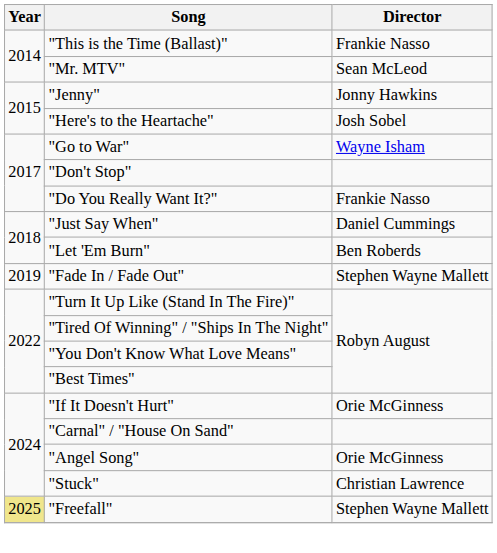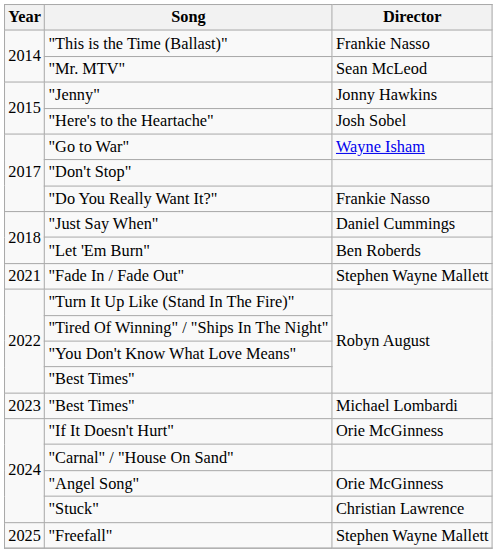(25, 276) 2019 -> (25, 276) 2021
+ row: (92, 405)
(25, 509) khaki background -> (25, 535) no background
